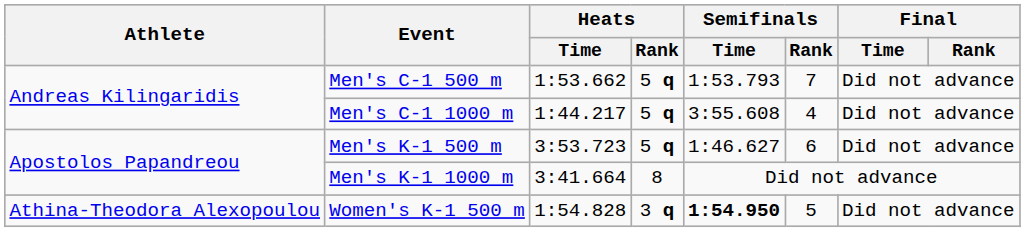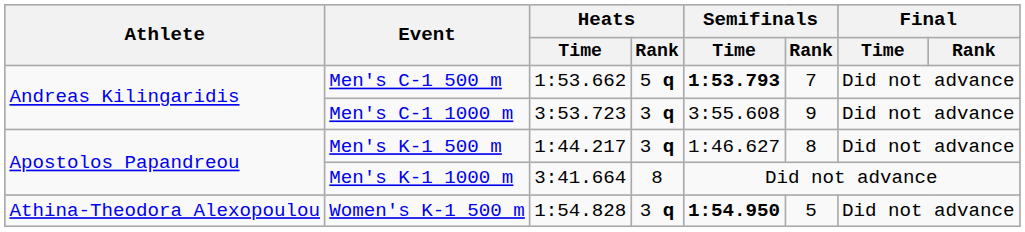(734, 81) normal -> (734, 81) bold
(580, 114) 1:44.217 -> (580, 114) 3:53.723
(657, 114) 5 q -> (657, 114) 3 q
(811, 114) 4 -> (811, 114) 9
(580, 146) 3:53.723 -> (580, 146) 1:44.217
(657, 146) 5 q -> (657, 146) 3 q
(811, 146) 6 -> (811, 146) 8
